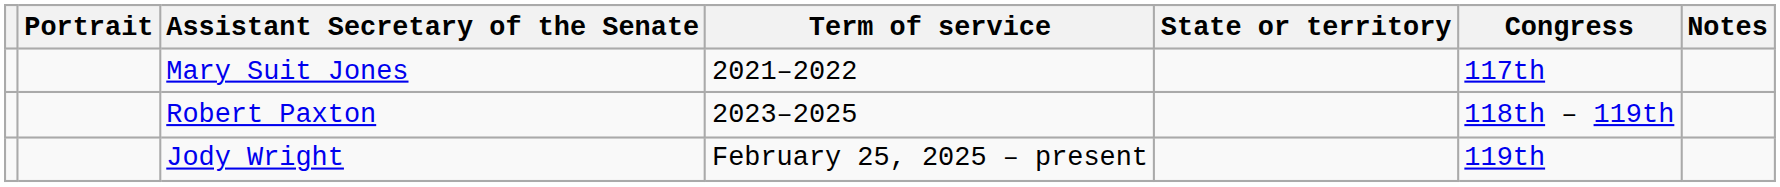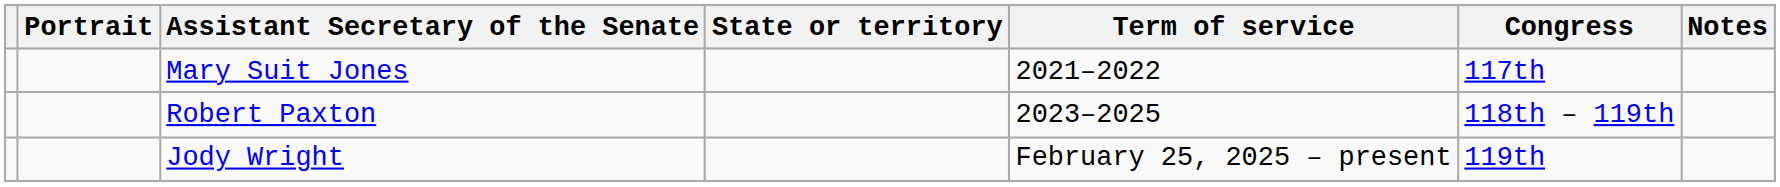columns swapped: (1306, 27) <-> (930, 27)
